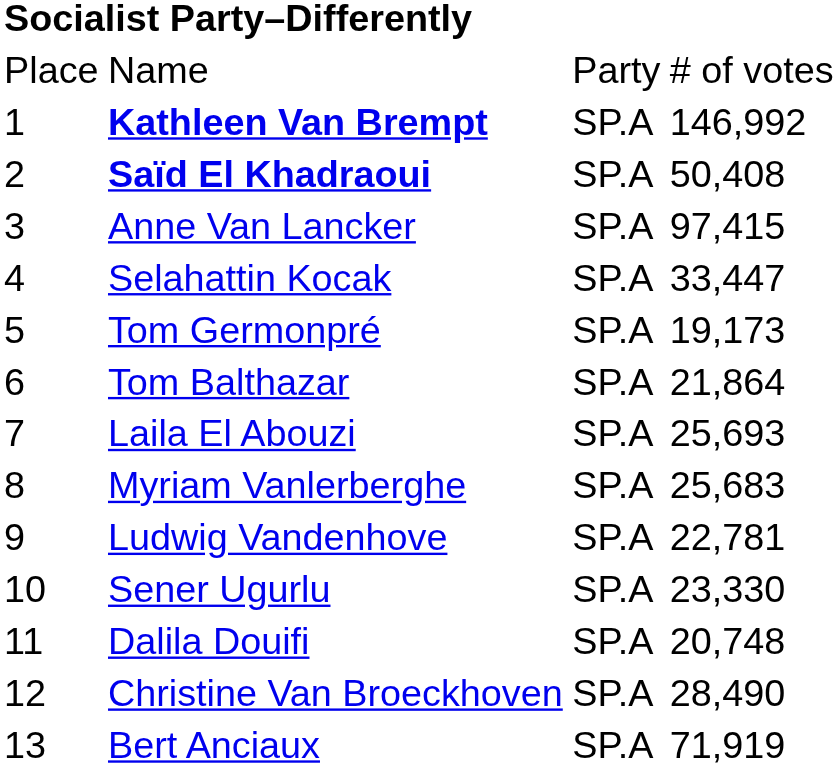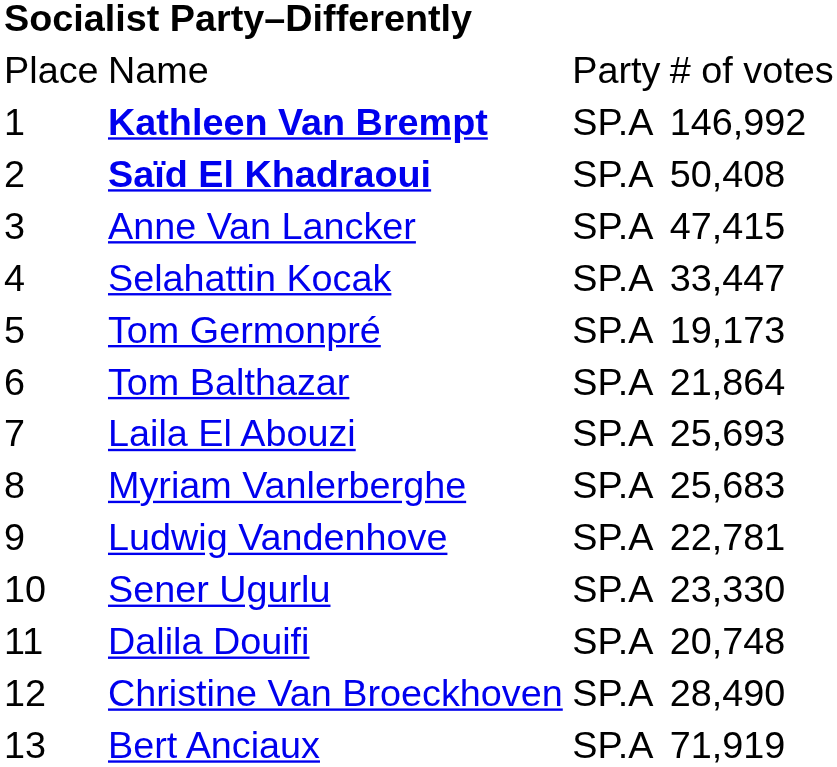(728, 226) 97,415 -> (728, 226) 47,415
